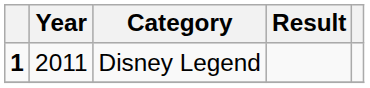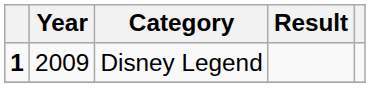(61, 62) 2011 -> (62, 62) 2009
